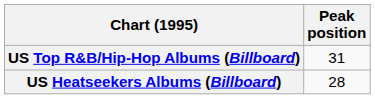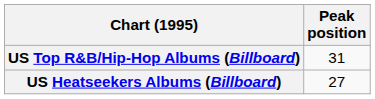(337, 81) 28 -> (337, 81) 27
